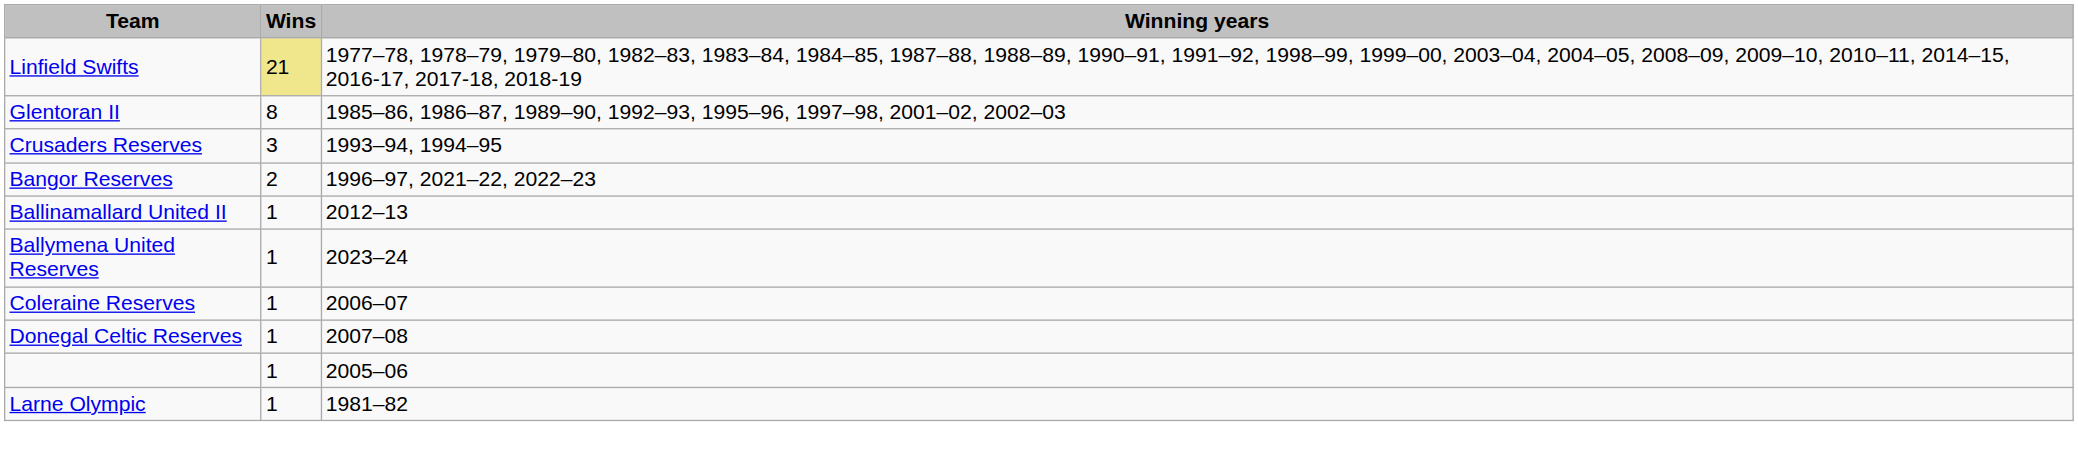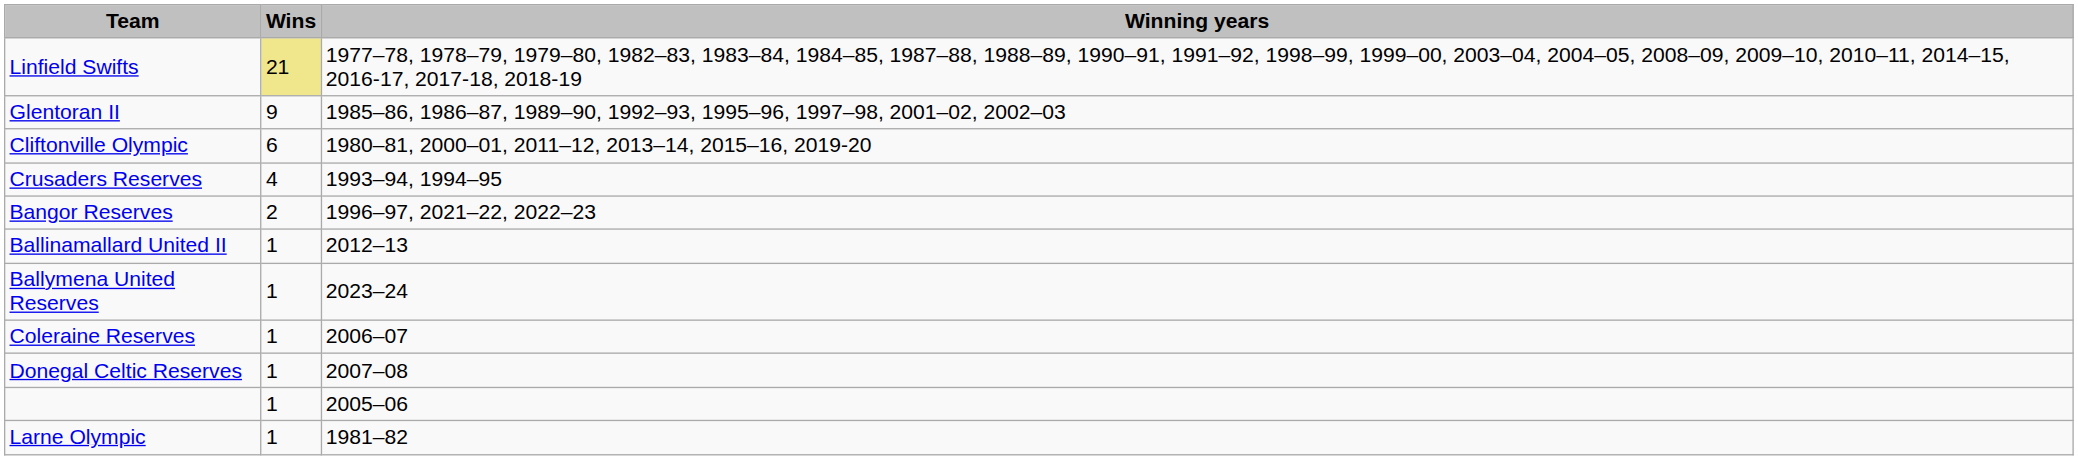(272, 111) 8 -> (272, 111) 9
+ row: (99, 145)
(272, 145) 3 -> (272, 178) 4
